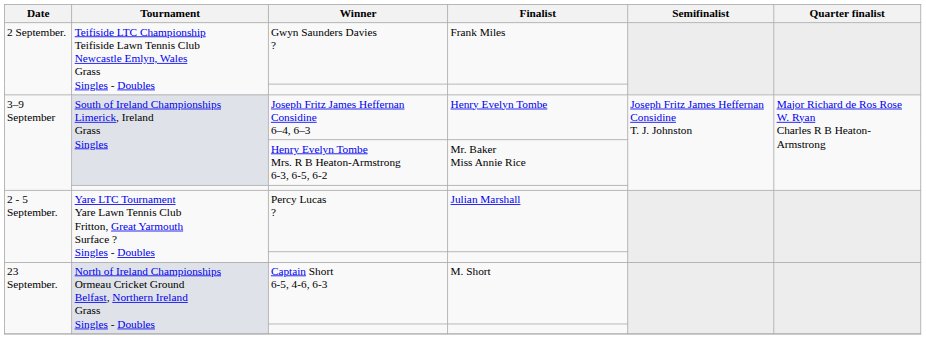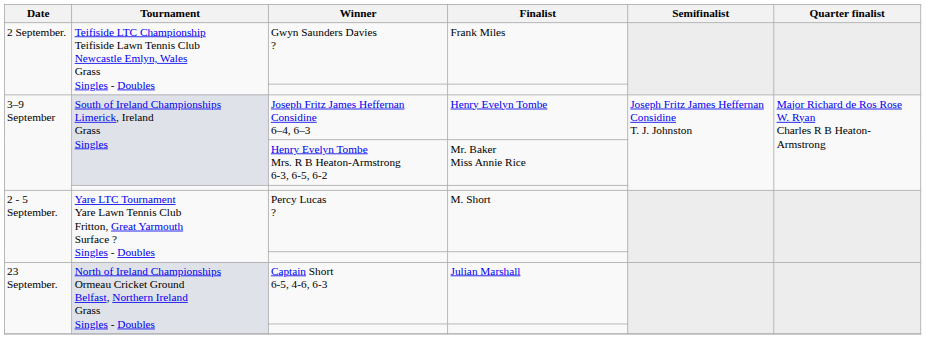(486, 199) Julian Marshall -> (471, 199) M. Short
(471, 271) M. Short -> (486, 271) Julian Marshall
